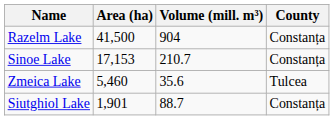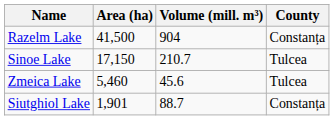(116, 59) 17,153 -> (116, 59) 17,150
(297, 59) Constanța -> (288, 59) Tulcea
(172, 81) 35.6 -> (172, 81) 45.6
